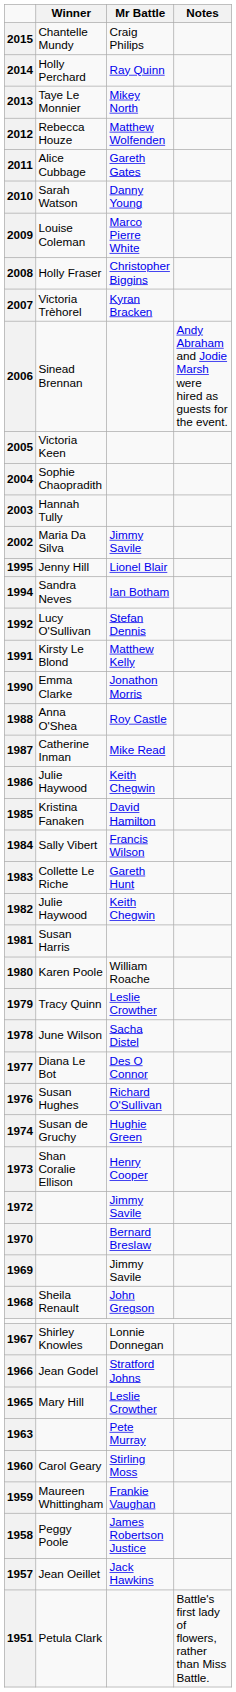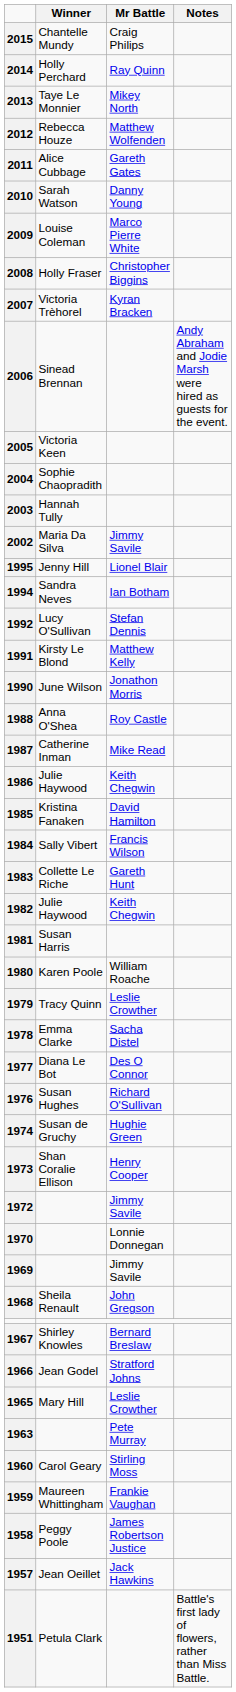(55, 687) Emma Clarke -> (70, 687) June Wilson
(70, 1035) June Wilson -> (55, 1035) Emma Clarke
(130, 1239) Bernard Breslaw -> (136, 1239) Lonnie Donnegan
(136, 1339) Lonnie Donnegan -> (130, 1339) Bernard Breslaw
